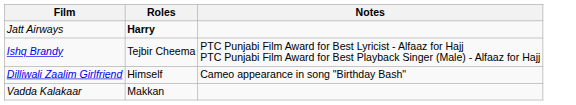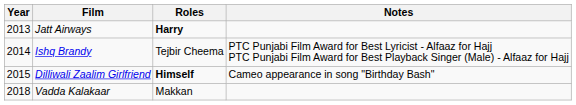+ column: (19, 12)
(145, 74) normal -> (175, 74) bold
